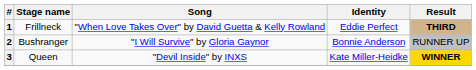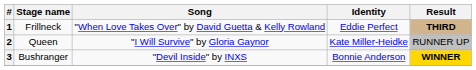(43, 42) Bushranger -> (43, 42) Queen
(369, 42) Bonnie Anderson -> (369, 42) Kate Miller-Heidke
(43, 57) Queen -> (43, 57) Bushranger
(369, 57) Kate Miller-Heidke -> (369, 57) Bonnie Anderson
